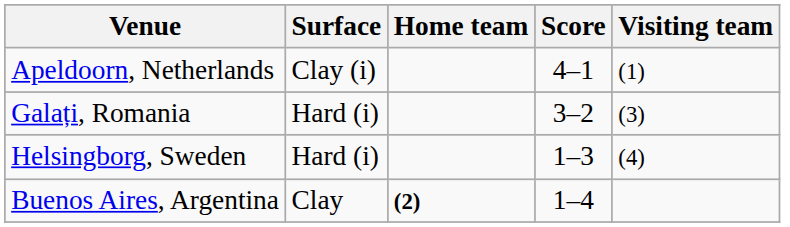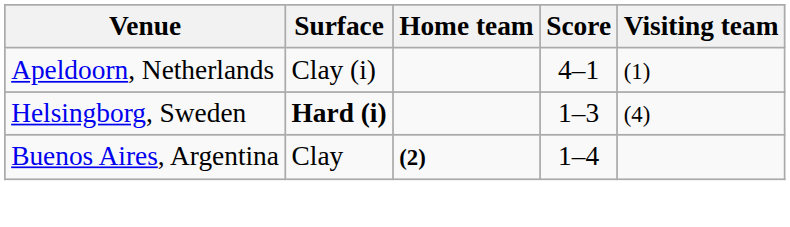- row: (101, 112)
(335, 156) normal -> (339, 112) bold
